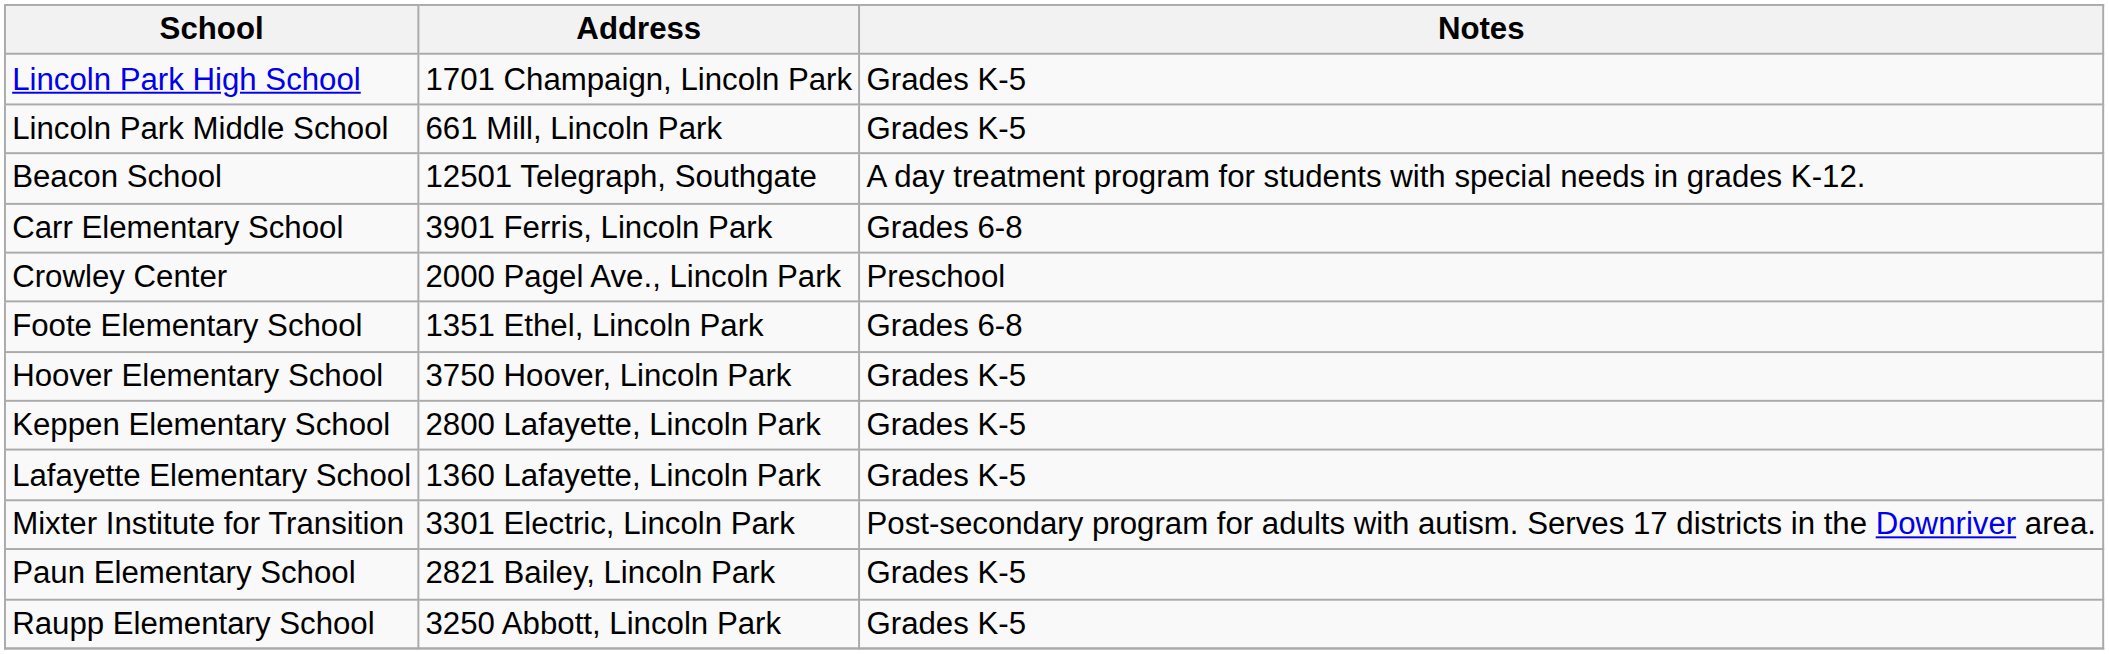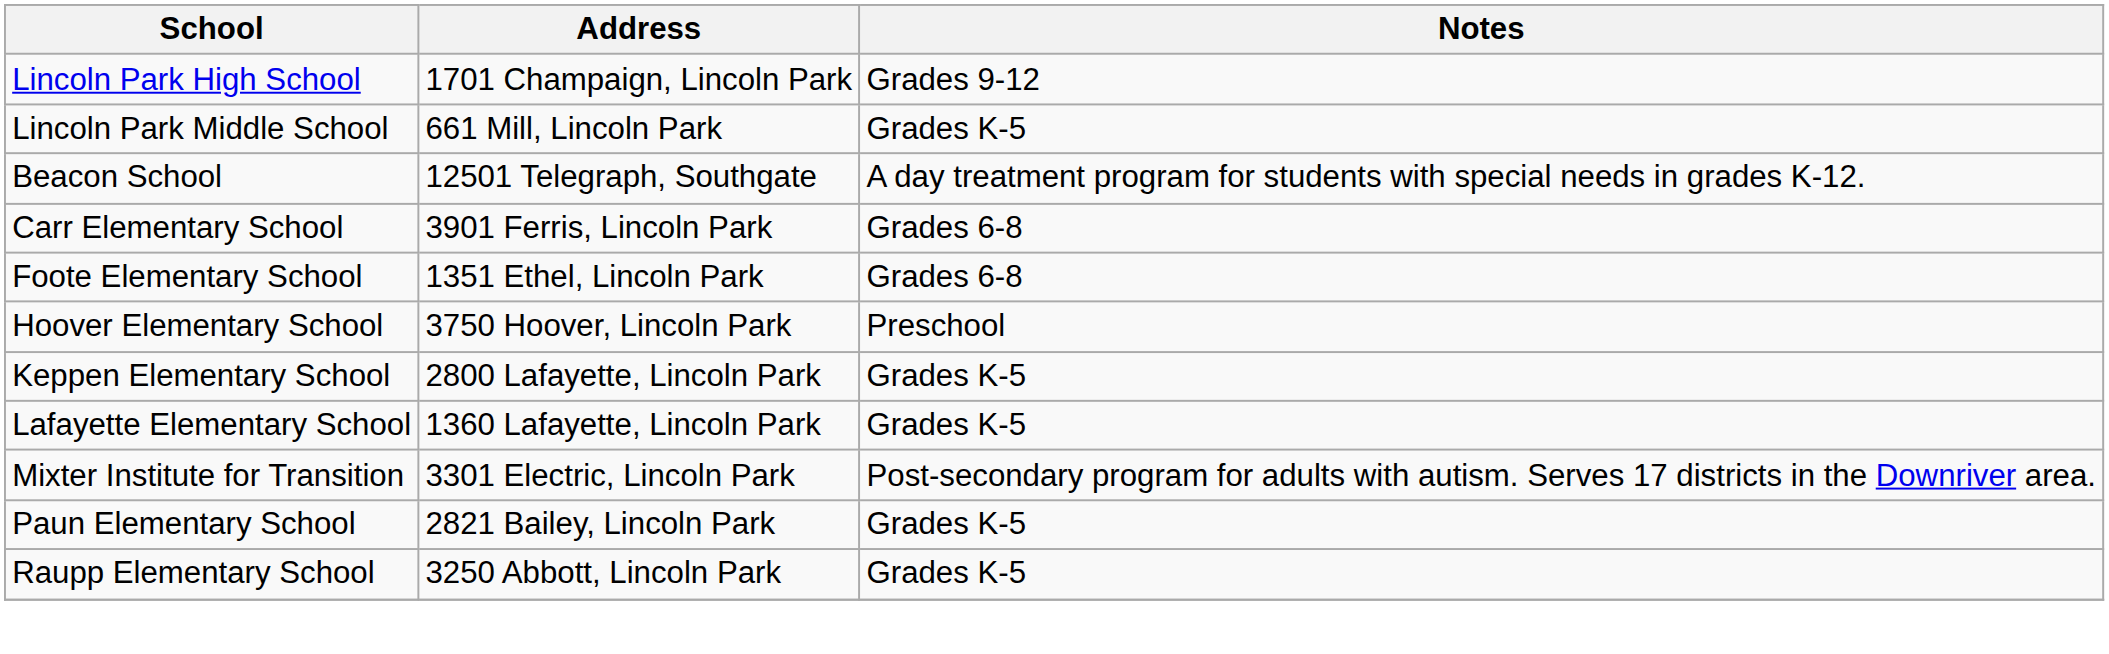(946, 78) Grades K-5 -> (953, 78) Grades 9-12
- row: (120, 276)
(946, 375) Grades K-5 -> (936, 326) Preschool
